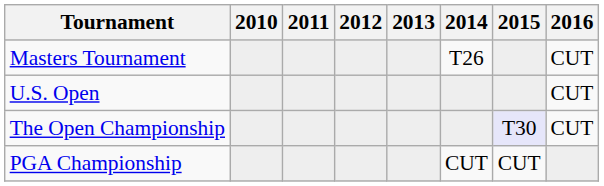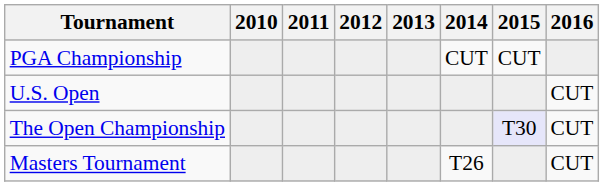rows swapped: (98, 57) <-> (96, 163)
